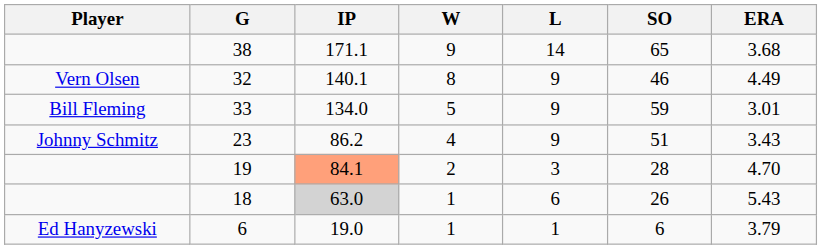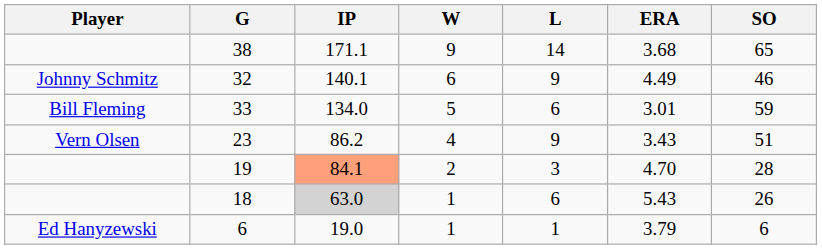columns swapped: (764, 19) <-> (660, 19)
(97, 79) Vern Olsen -> (97, 79) Johnny Schmitz
(451, 79) 8 -> (451, 79) 6
(555, 109) 9 -> (555, 109) 6
(97, 139) Johnny Schmitz -> (97, 139) Vern Olsen
